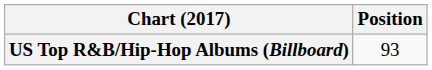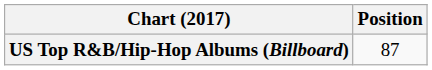(390, 49) 93 -> (390, 49) 87
